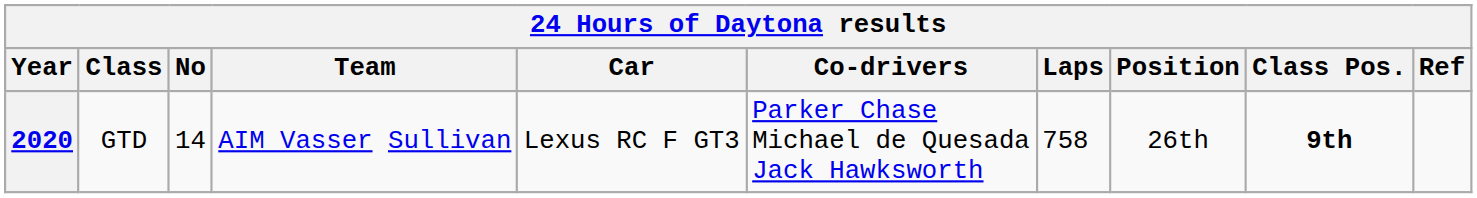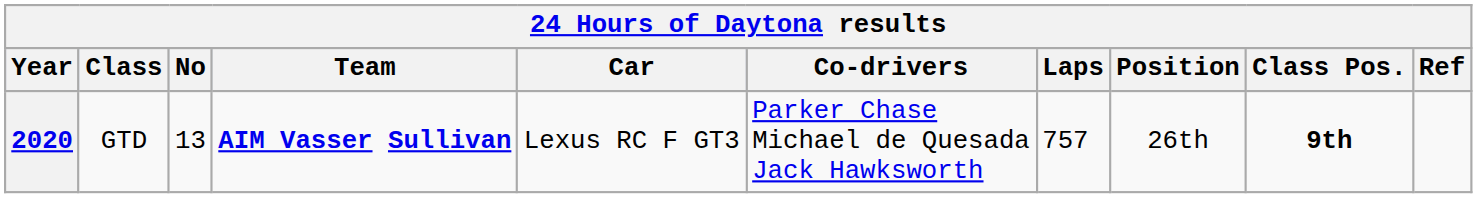(190, 141) 14 -> (190, 141) 13
(365, 141) normal -> (365, 141) bold
(1065, 141) 758 -> (1065, 141) 757
